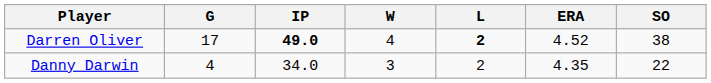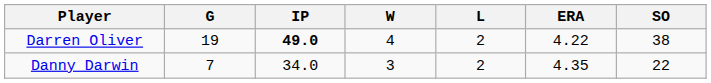(210, 41) 17 -> (210, 41) 19
(481, 41) bold -> (481, 41) normal
(571, 41) 4.52 -> (571, 41) 4.22
(210, 65) 4 -> (210, 65) 7
